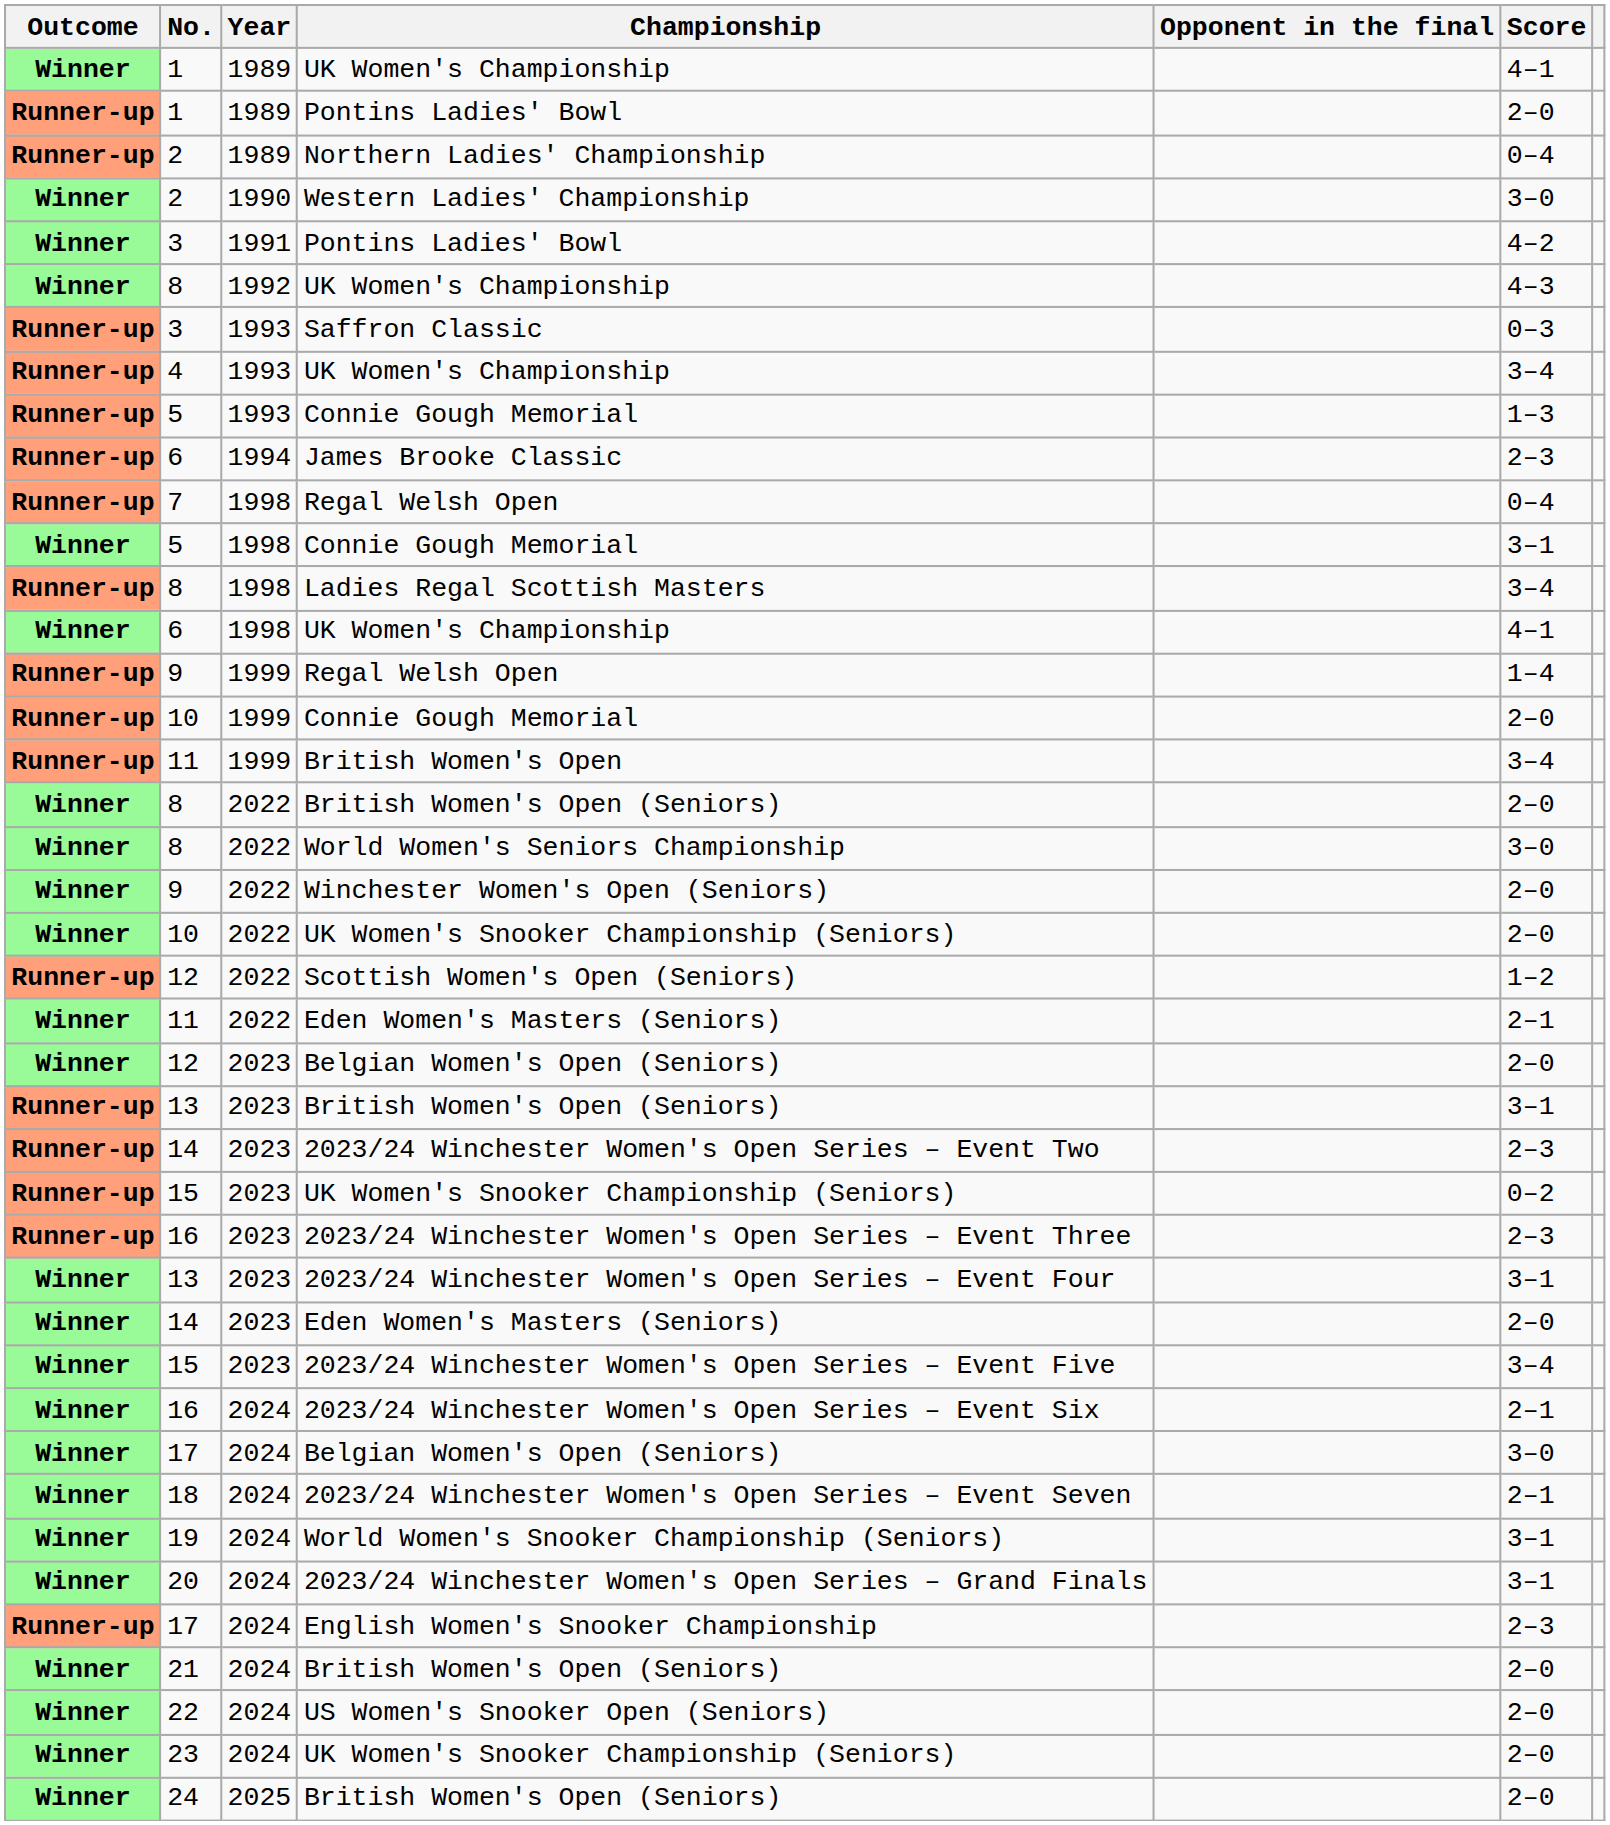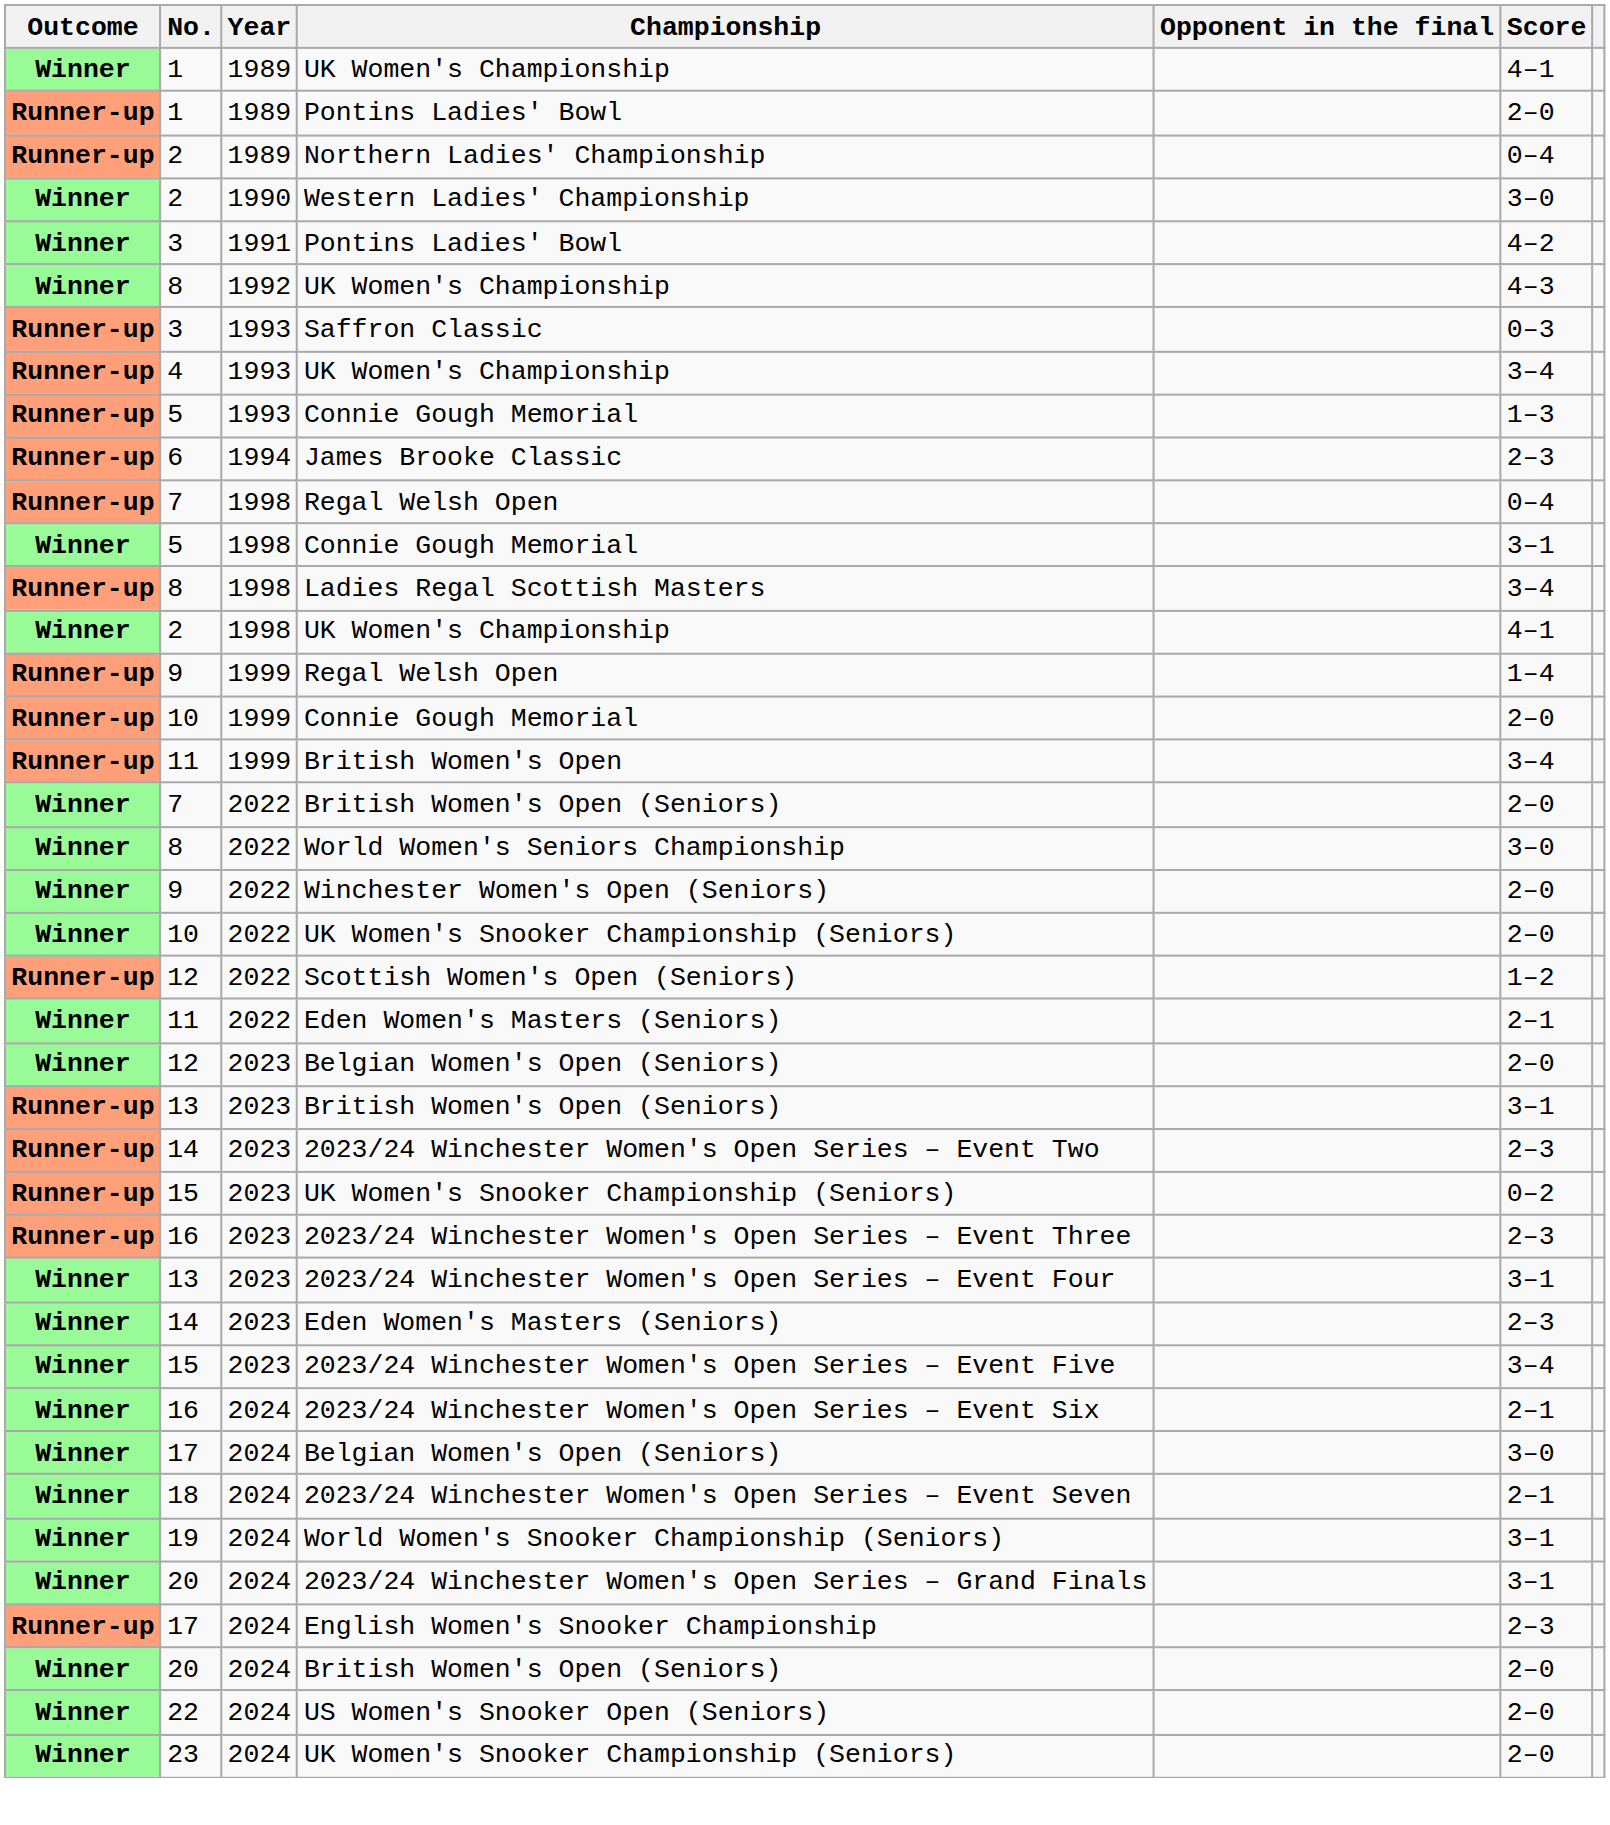(175, 632) 6 -> (175, 632) 2
(175, 805) 8 -> (175, 805) 7
(1531, 1323) 2–0 -> (1531, 1323) 2–3
(183, 1669) 21 -> (183, 1669) 20
- row: (259, 1799)
